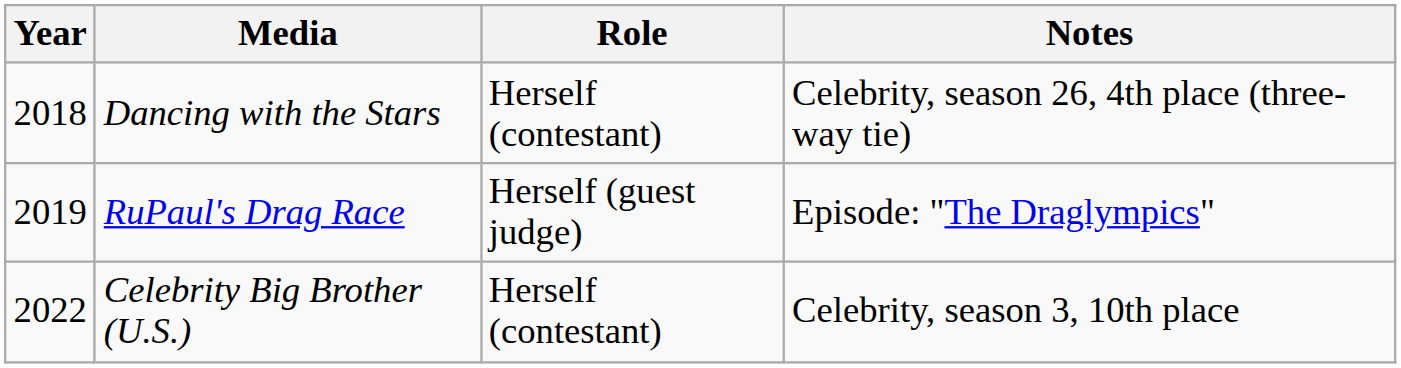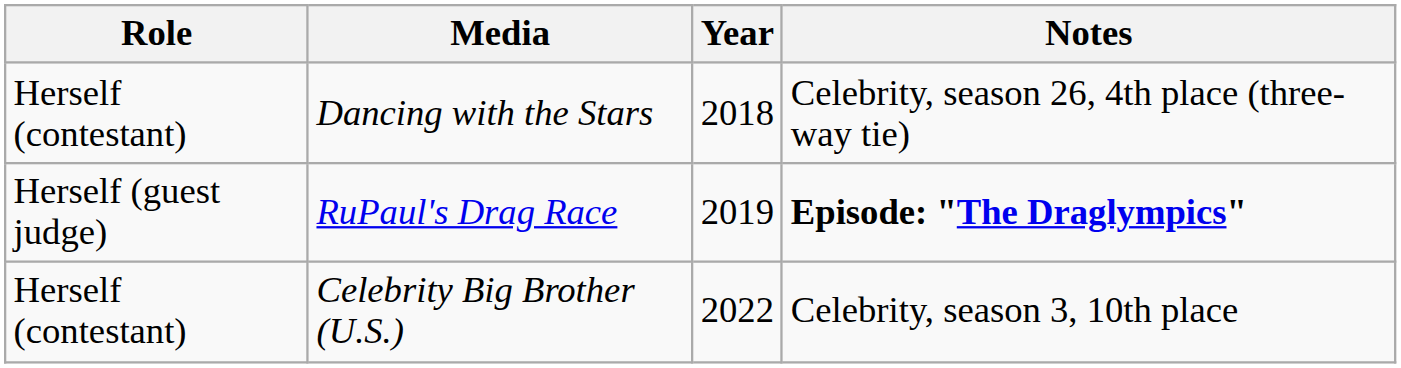columns swapped: (50, 33) <-> (632, 33)
(1003, 211) normal -> (1019, 211) bold
